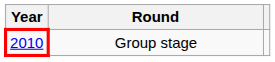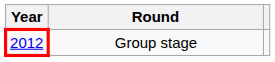(27, 42) 2010 -> (27, 42) 2012
